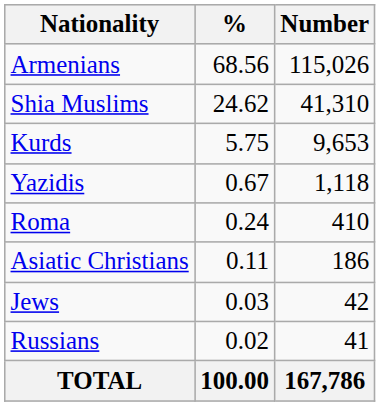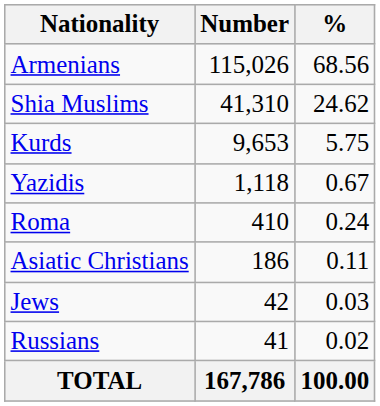columns swapped: (325, 24) <-> (235, 24)
